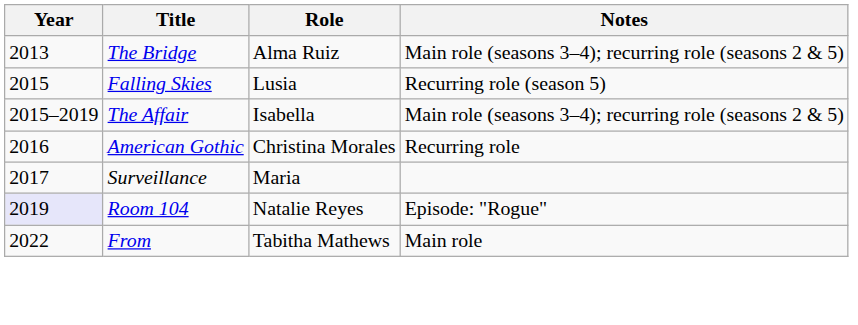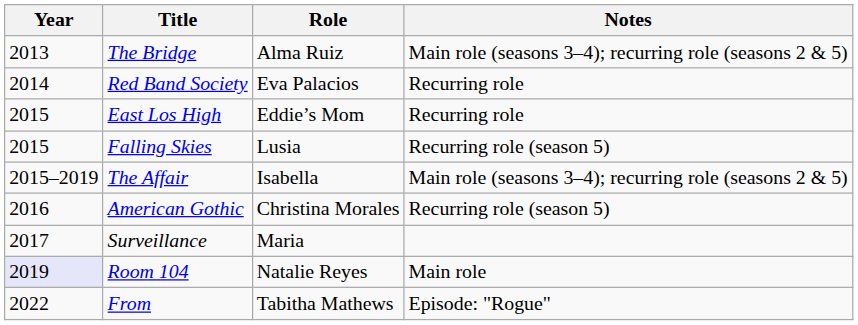+ row: (178, 83)
+ row: (164, 114)
(462, 146) Recurring role -> (509, 209) Recurring role (season 5)
(476, 209) Episode: "Rogue" -> (447, 271) Main role
(444, 240) Main role -> (480, 303) Episode: "Rogue"
